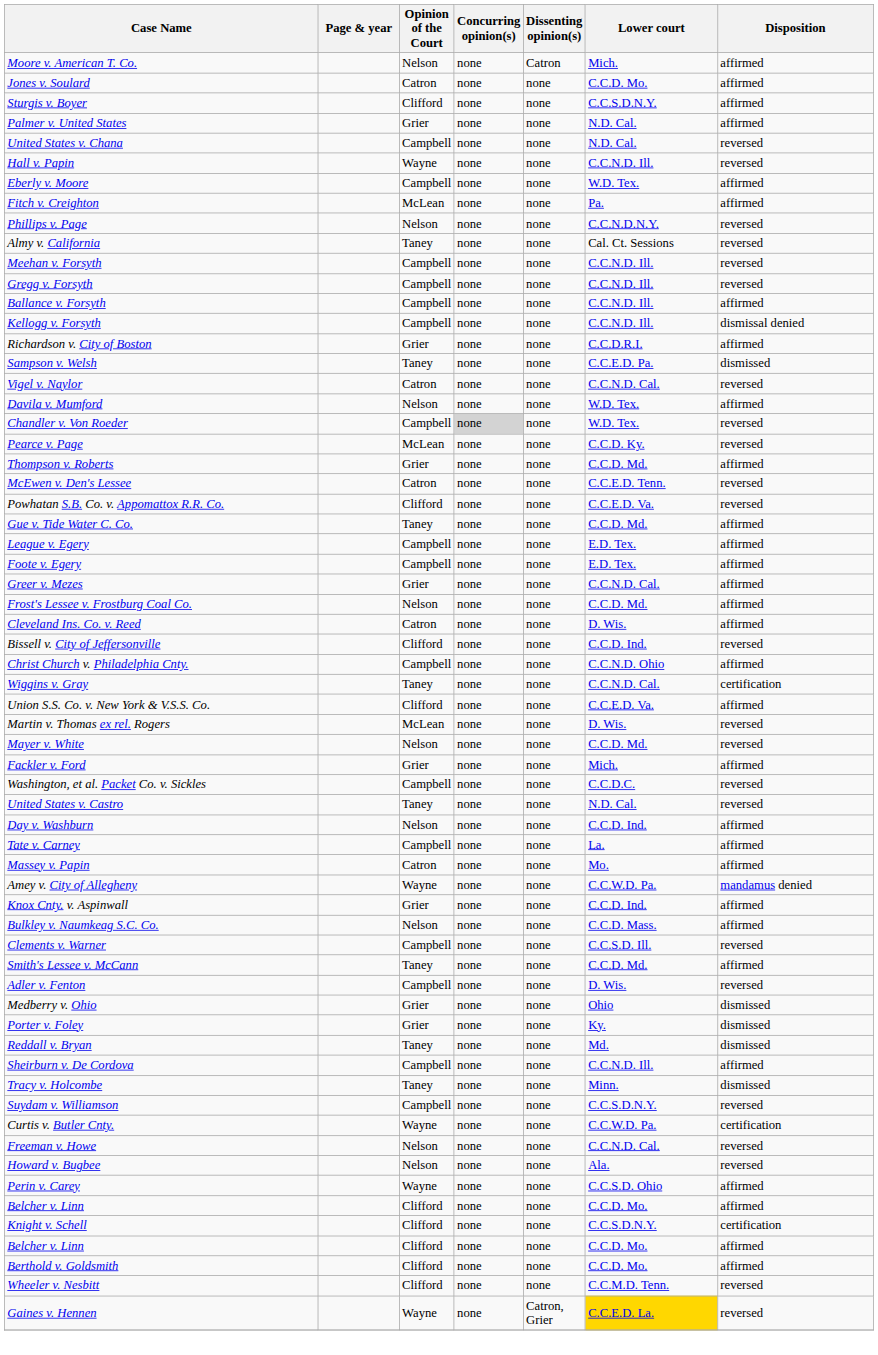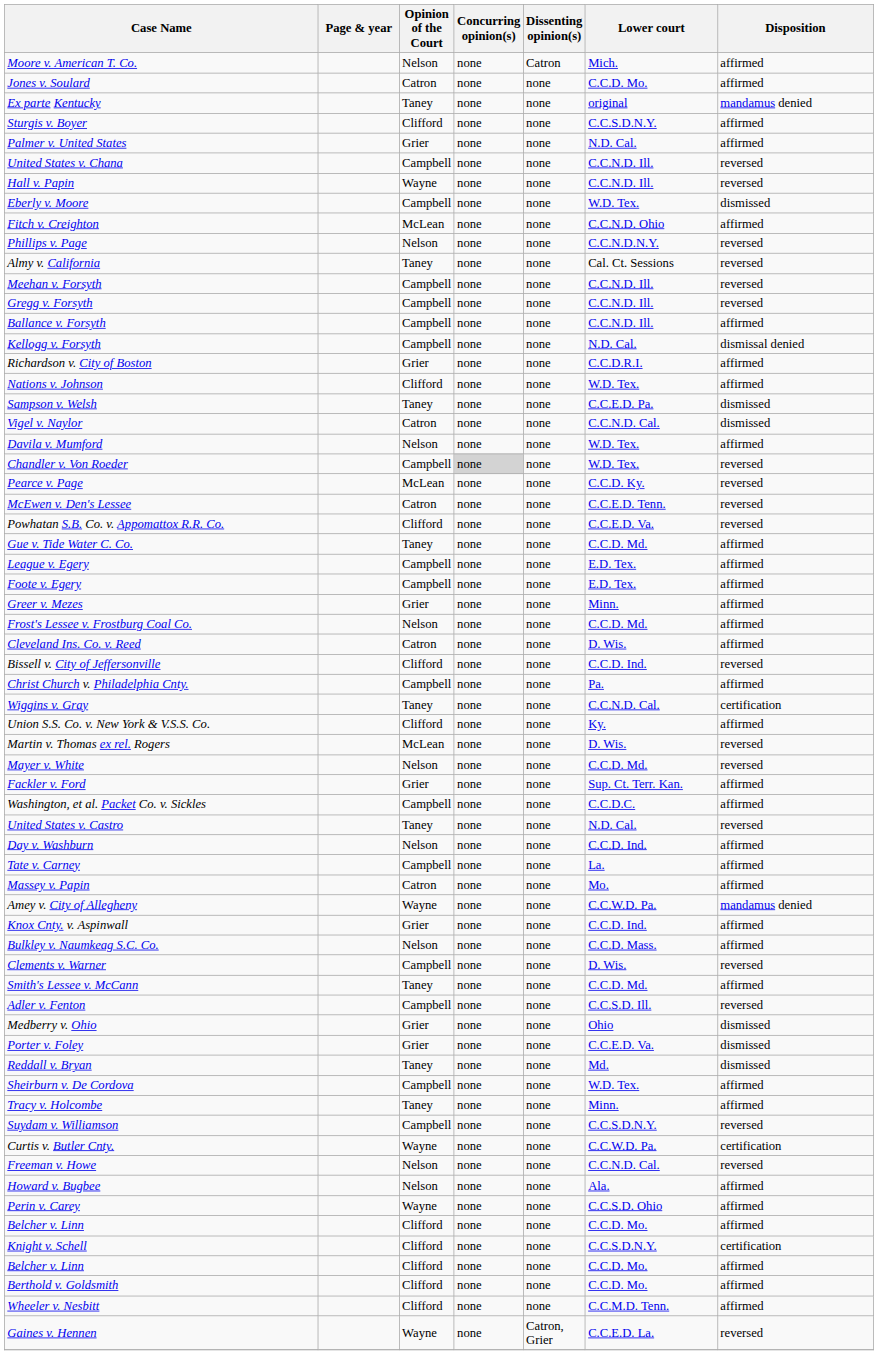+ row: (54, 103)
(612, 143) N.D. Cal. -> (621, 163) C.C.N.D. Ill.
(742, 183) affirmed -> (745, 203) dismissed
(596, 203) Pa. -> (626, 223) C.C.N.D. Ohio
(621, 323) C.C.N.D. Ill. -> (612, 343) N.D. Cal.
+ row: (55, 383)
(742, 383) reversed -> (745, 423) dismissed
- row: (60, 463)
(624, 584) C.C.N.D. Cal. -> (603, 604) Minn.
(626, 664) C.C.N.D. Ohio -> (596, 684) Pa.
(621, 704) C.C.E.D. Va. -> (597, 724) Ky.
(603, 764) Mich. -> (636, 784) Sup. Ct. Terr. Kan.
(742, 784) reversed -> (742, 804) affirmed
(620, 945) C.C.S.D. Ill. -> (607, 965) D. Wis.
(607, 985) D. Wis. -> (620, 1005) C.C.S.D. Ill.
(597, 1025) Ky. -> (621, 1045) C.C.E.D. Va.
(621, 1065) C.C.N.D. Ill. -> (614, 1085) W.D. Tex.
(745, 1085) dismissed -> (742, 1105) affirmed
(742, 1165) reversed -> (742, 1185) affirmed
(742, 1285) reversed -> (742, 1305) affirmed
(621, 1312) gold background -> (621, 1333) no background
